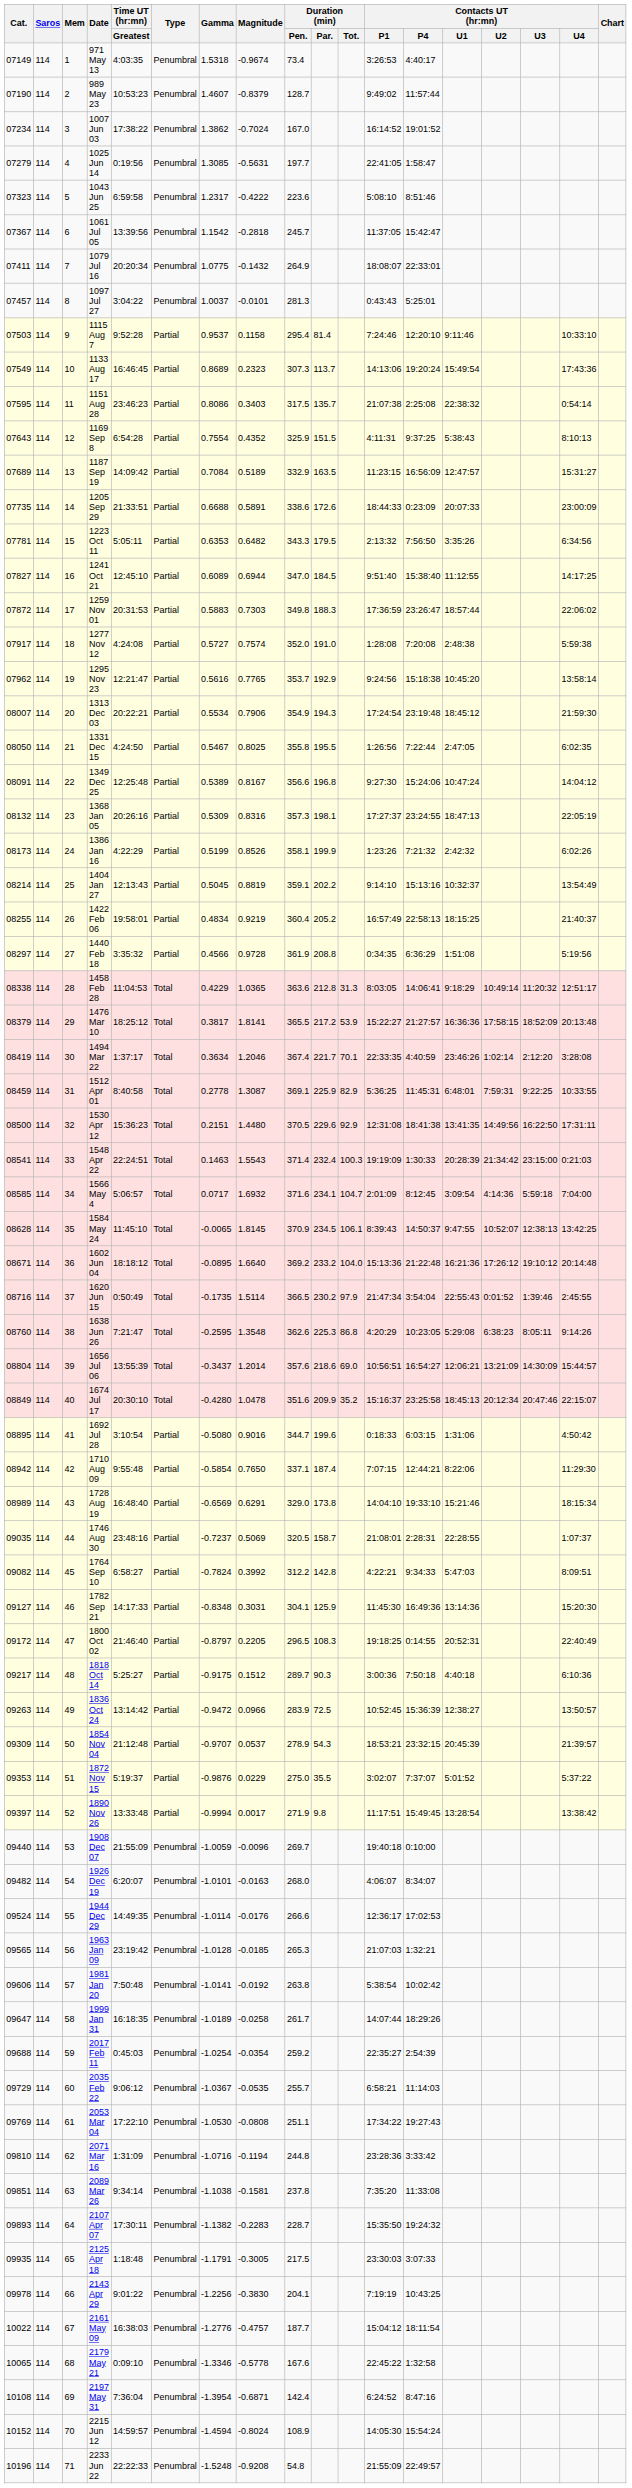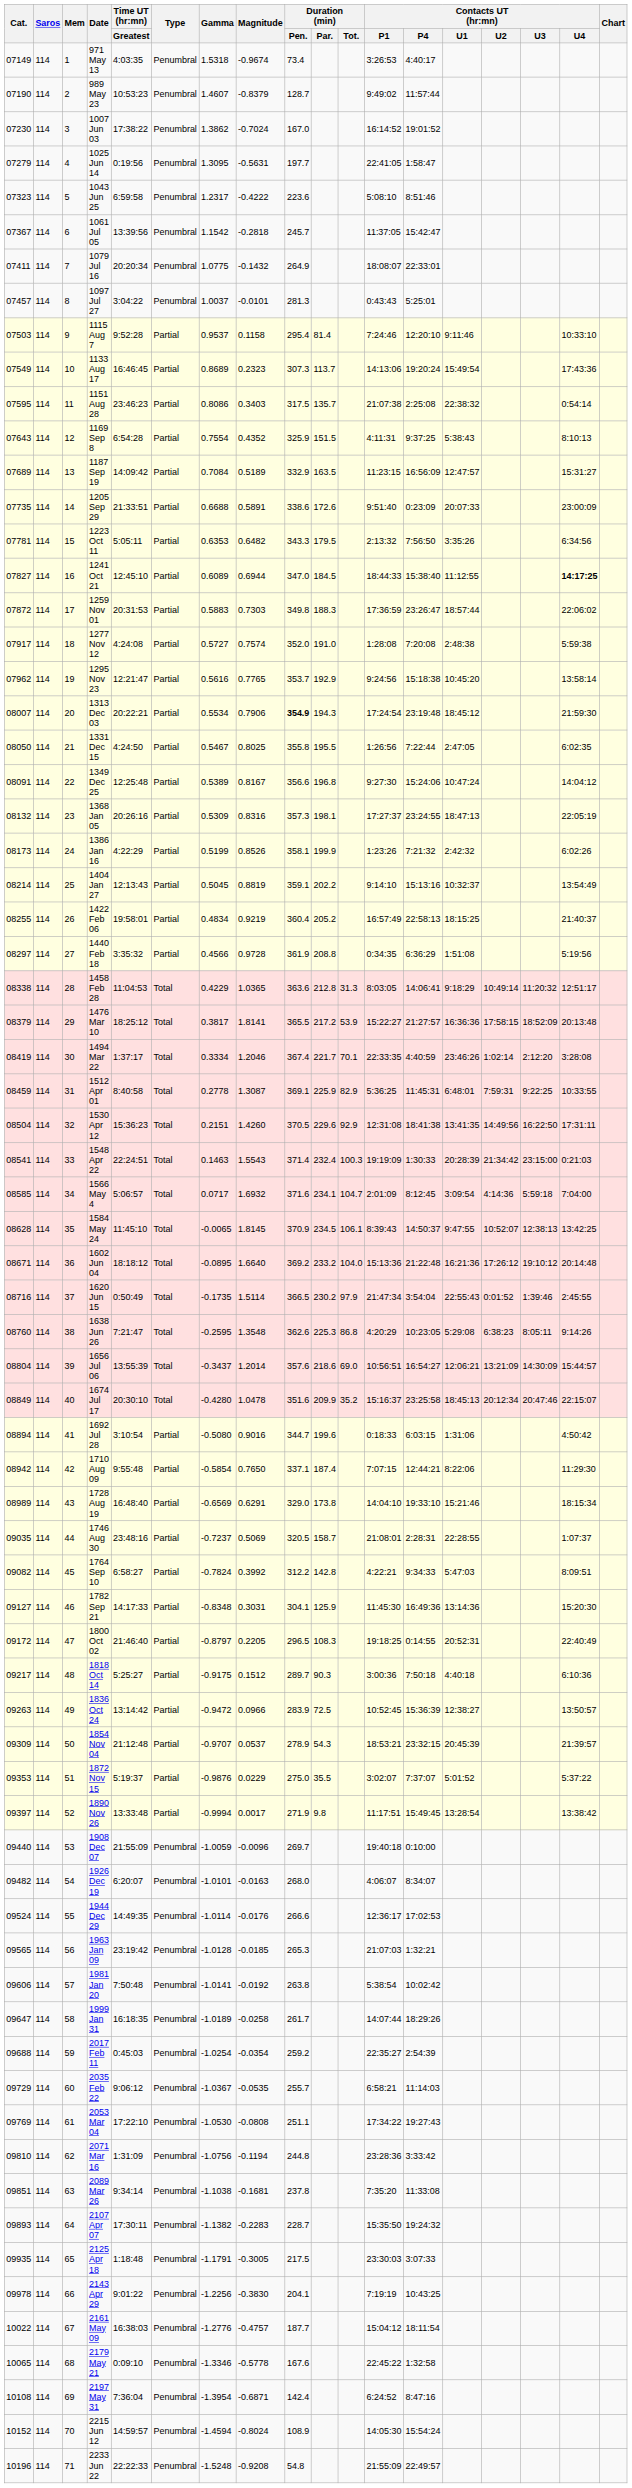(19, 128) 07234 -> (19, 128) 07230
(215, 163) 1.3085 -> (215, 163) 1.3095
(384, 506) 18:44:33 -> (382, 506) 9:51:40
(382, 575) 9:51:40 -> (384, 575) 18:44:33
(579, 575) normal -> (580, 575) bold
(298, 713) normal -> (298, 713) bold
(215, 1056) 0.3634 -> (215, 1056) 0.3334
(19, 1125) 08500 -> (19, 1125) 08504
(252, 1125) 1.4480 -> (252, 1125) 1.4260
(19, 1434) 08895 -> (19, 1434) 08894
(216, 2156) -1.0716 -> (216, 2156) -1.0756
(253, 2191) -0.1581 -> (253, 2191) -0.1681
